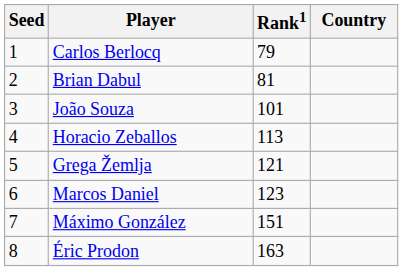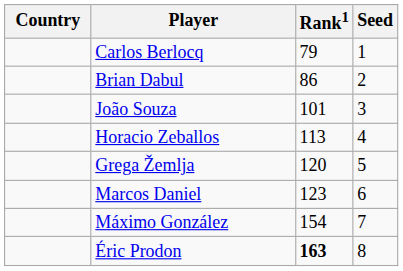columns swapped: (354, 21) <-> (27, 21)
(266, 80) 81 -> (309, 80) 86
(270, 165) 121 -> (313, 165) 120
(270, 222) 151 -> (313, 222) 154
(270, 250) normal -> (313, 250) bold
